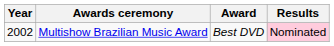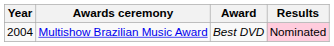(20, 32) 2002 -> (20, 32) 2004
